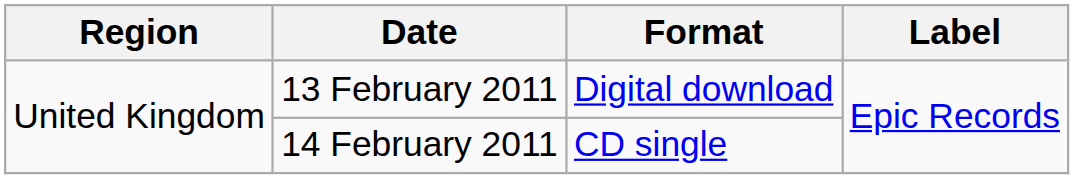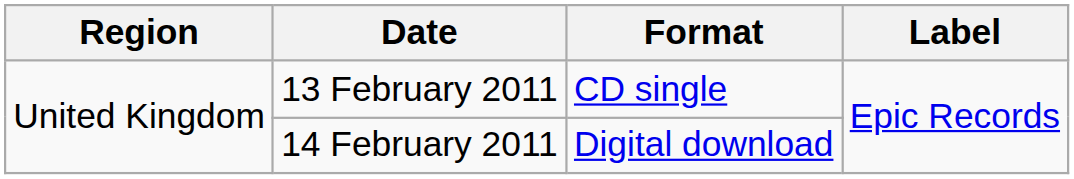(704, 88) Digital download -> (651, 88) CD single
(651, 144) CD single -> (704, 144) Digital download
